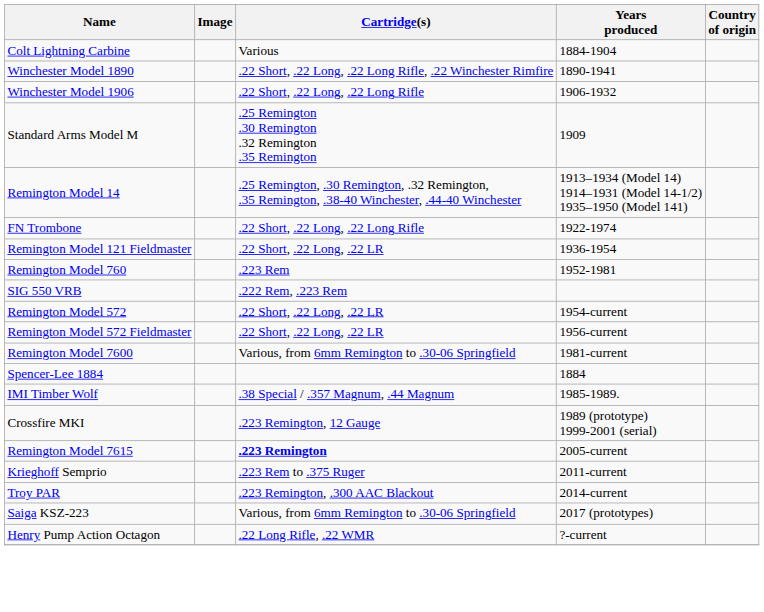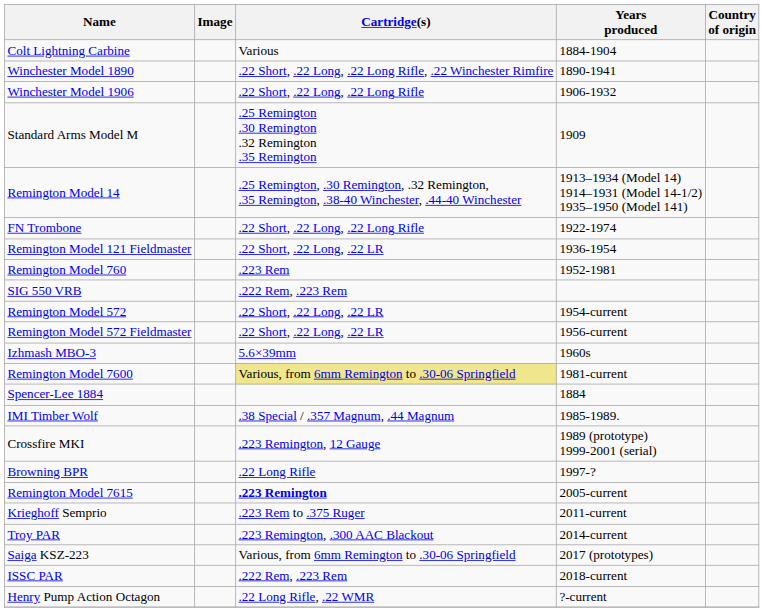+ row: (52, 353)
(377, 353) no background -> (377, 373) khaki background
+ row: (48, 471)
+ row: (35, 575)
